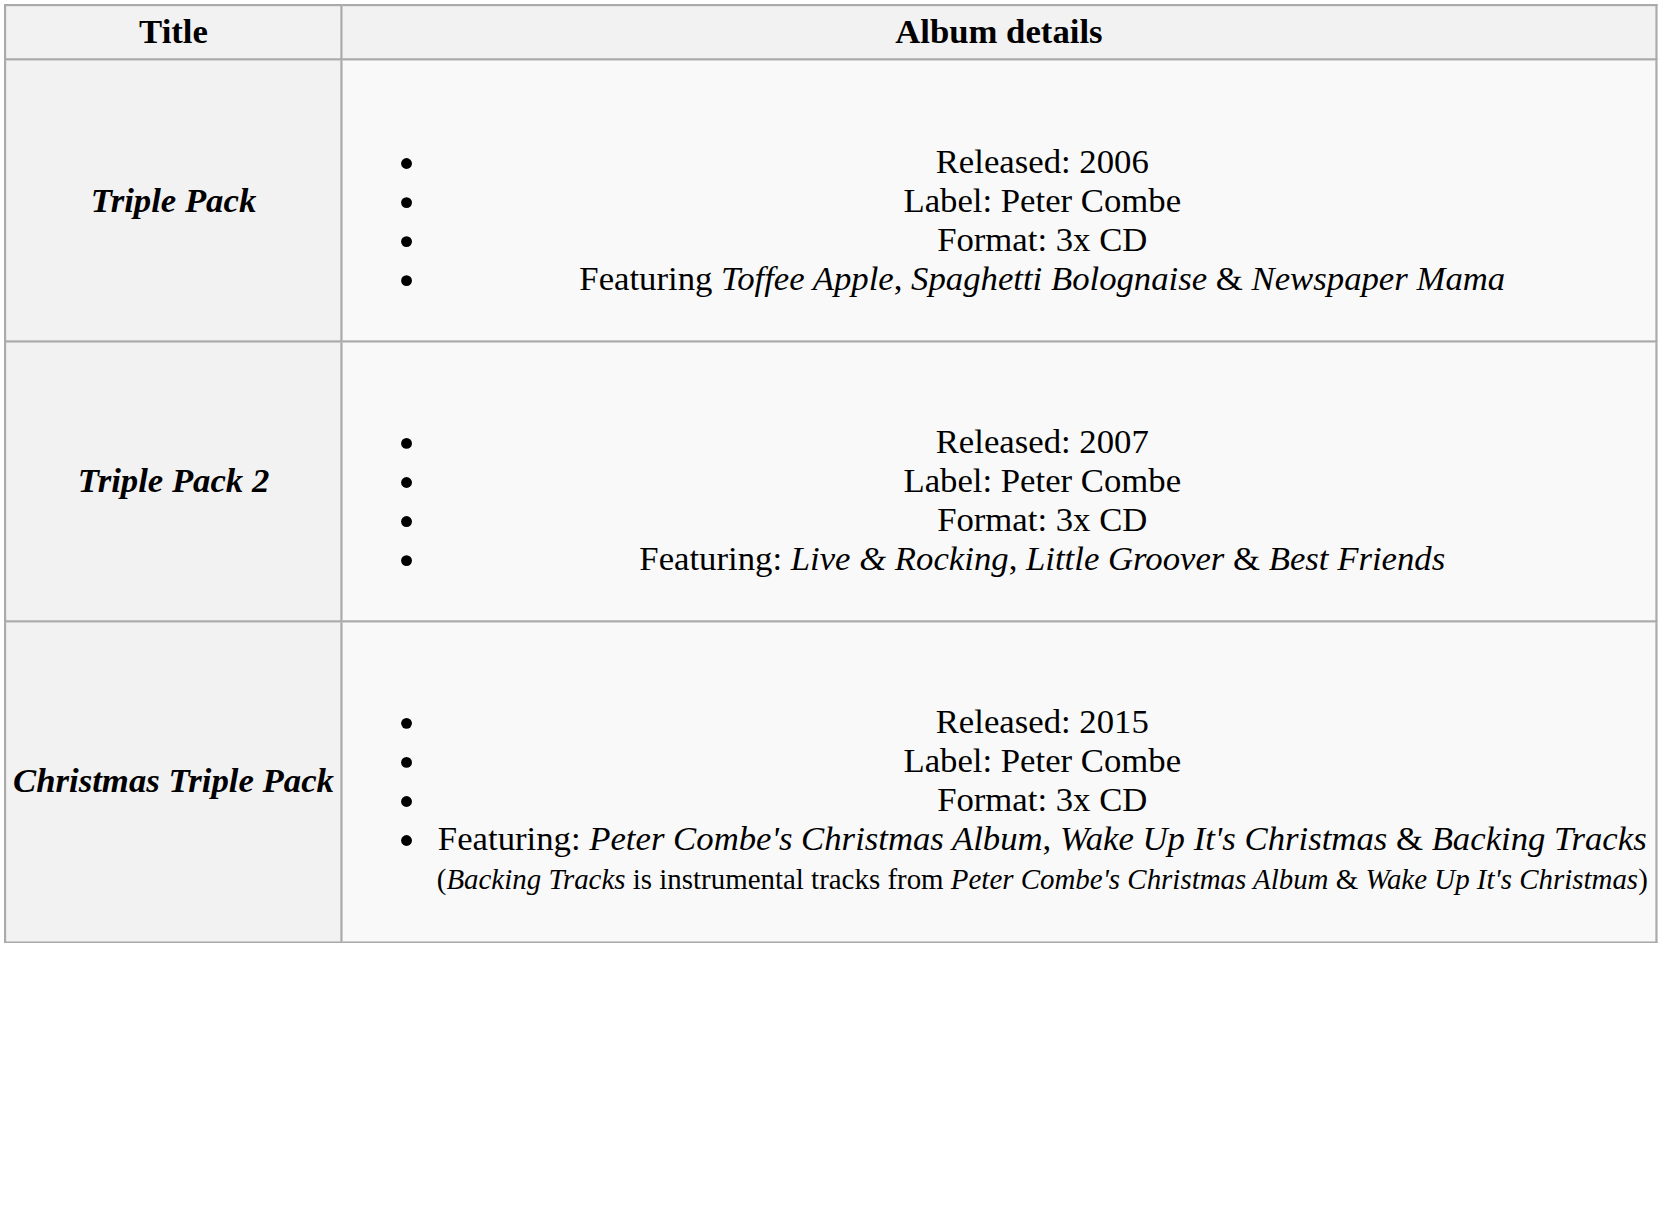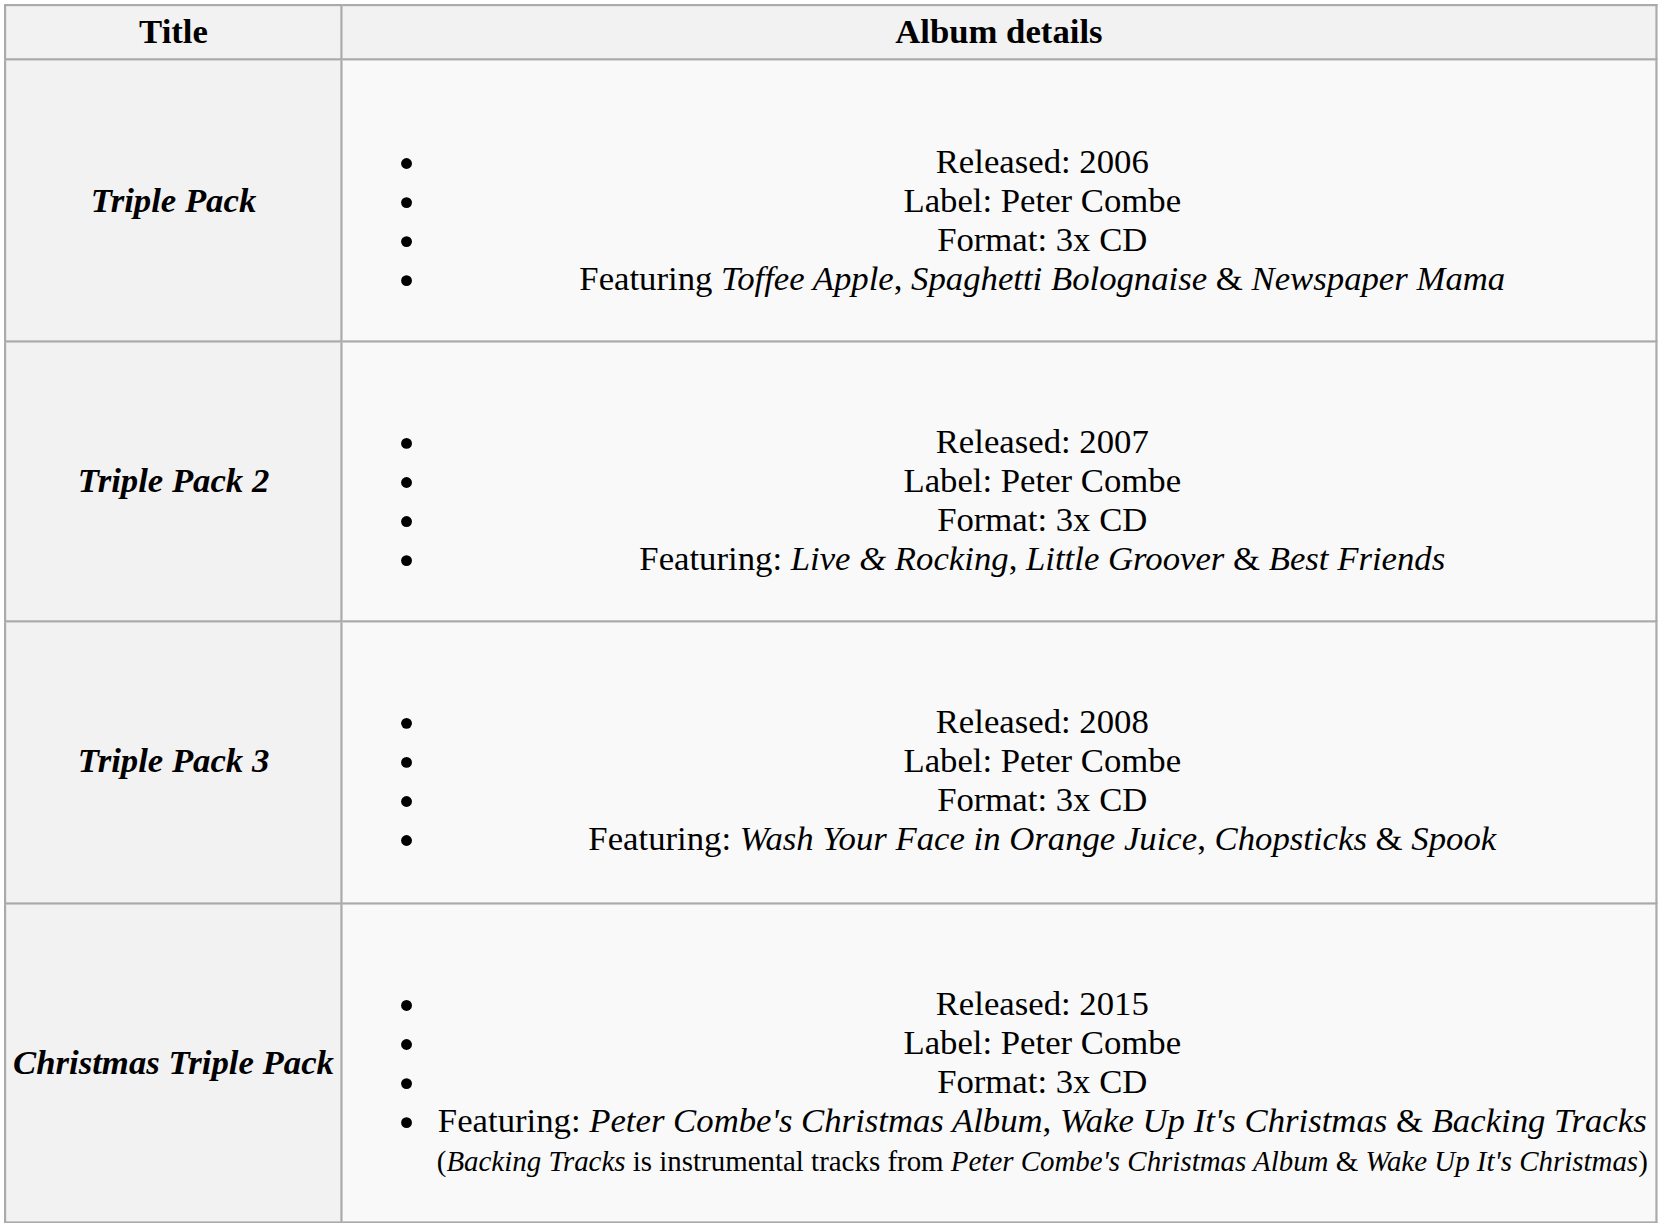+ row: (173, 761)
